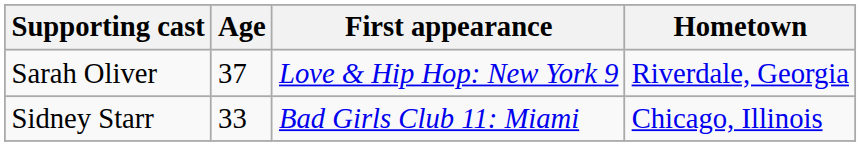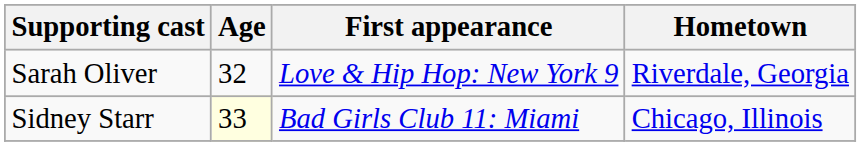(232, 72) 37 -> (232, 72) 32
(232, 118) no background -> (232, 118) lightyellow background
